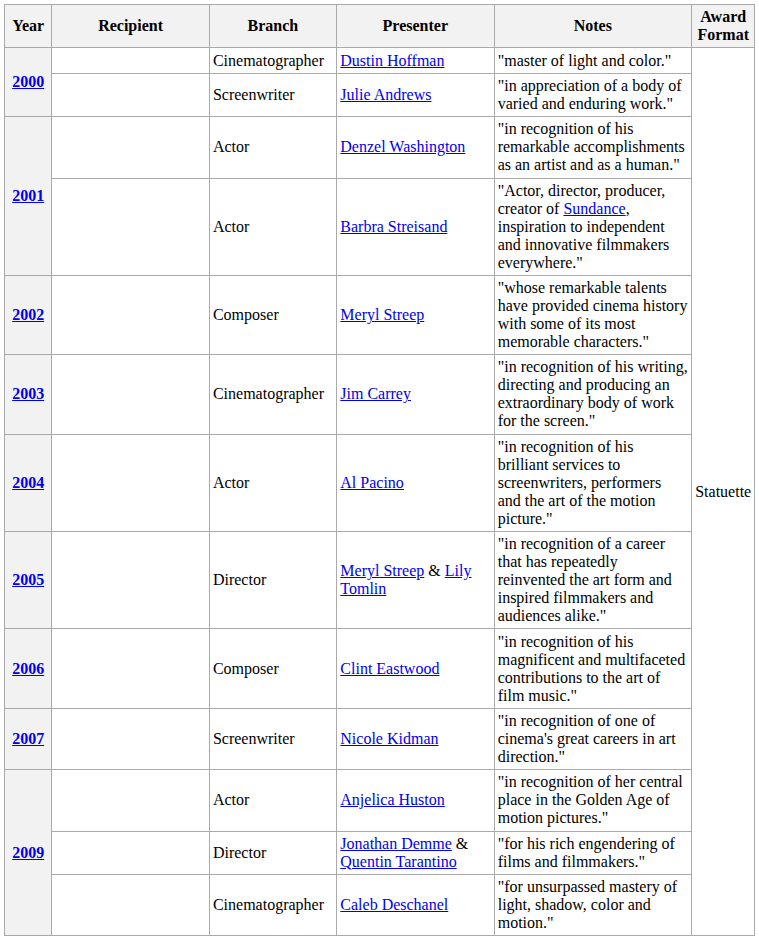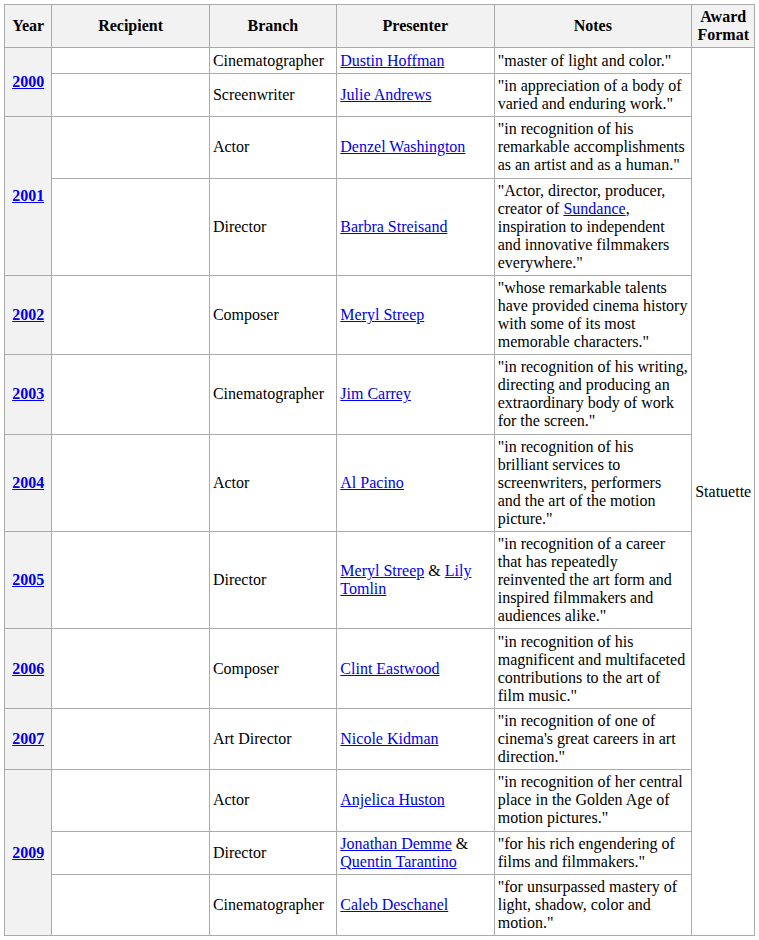(231, 226) Actor -> (240, 226) Director
(254, 738) Screenwriter -> (252, 738) Art Director
